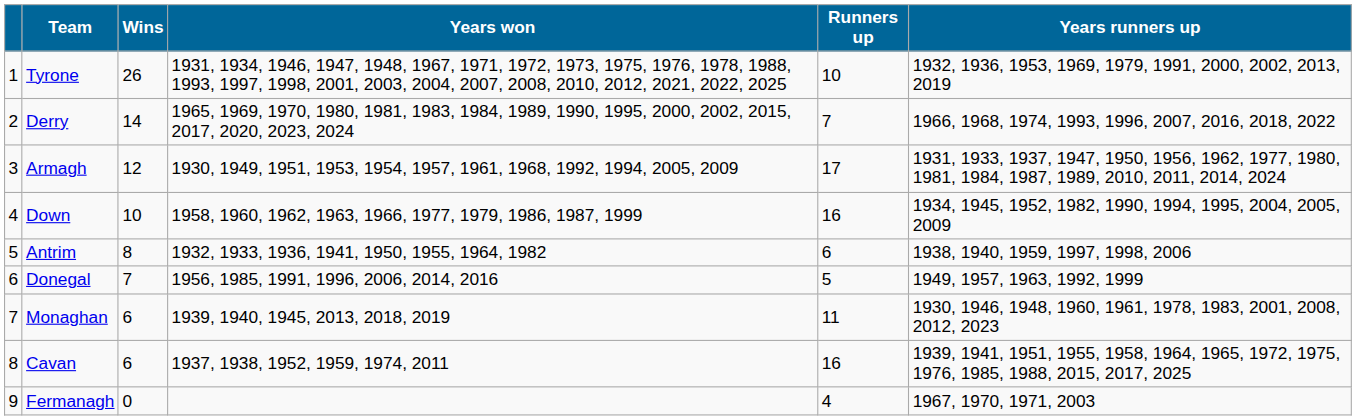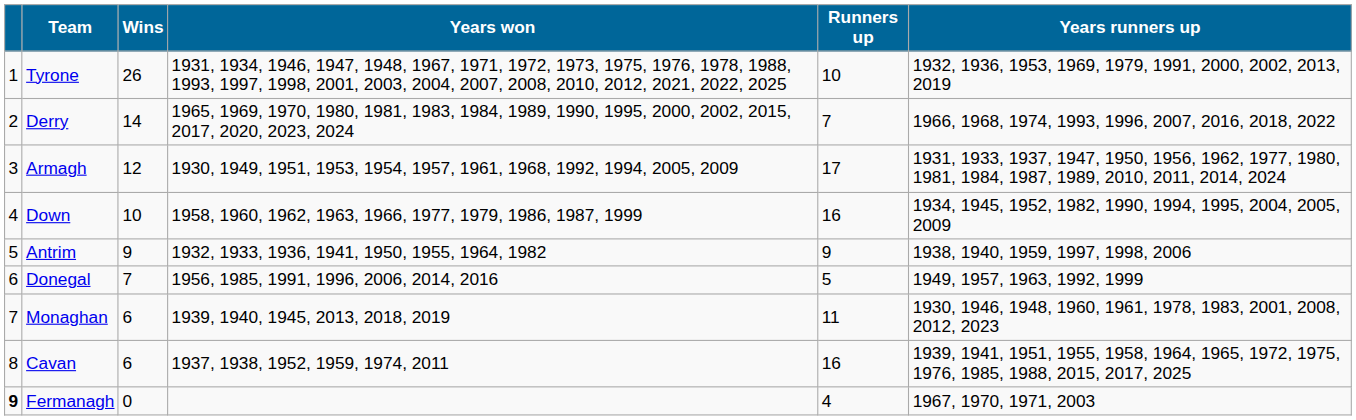(127, 252) 8 -> (127, 252) 9
(826, 252) 6 -> (826, 252) 9
(13, 400) normal -> (13, 400) bold
